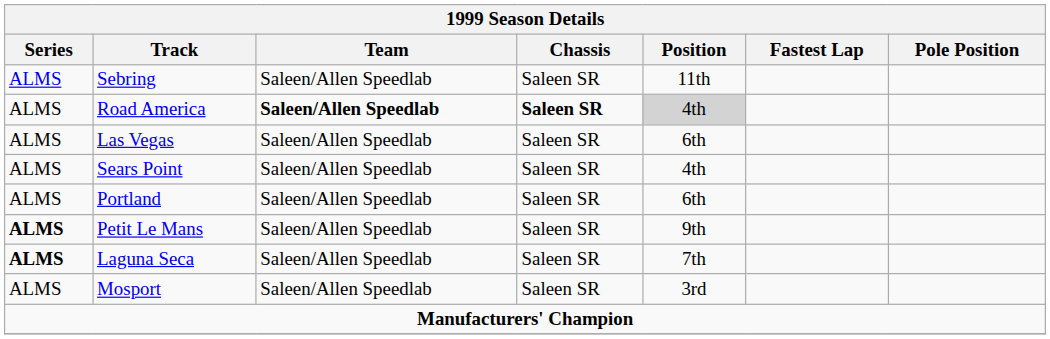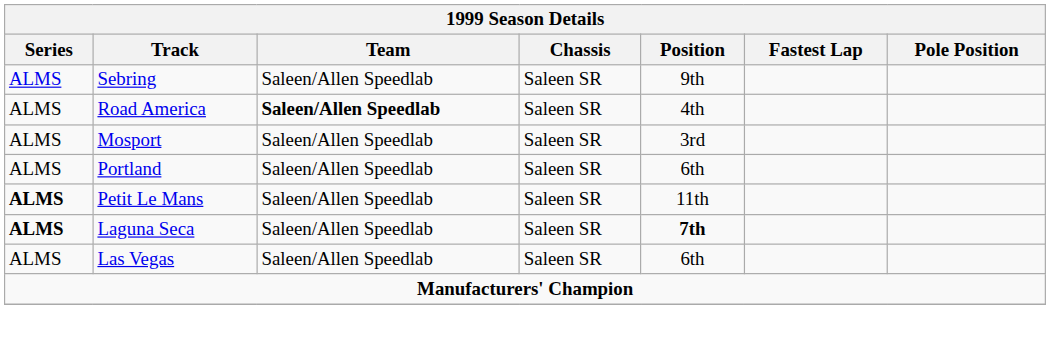(694, 79) 11th -> (692, 79) 9th
(562, 109) bold -> (563, 109) normal
(694, 109) lightgrey background -> (692, 109) no background
rows swapped: (129, 288) <-> (135, 139)
- row: (140, 169)
(694, 229) 9th -> (692, 199) 11th
(694, 259) normal -> (692, 229) bold
